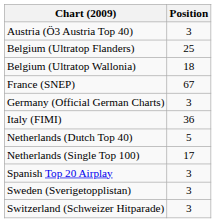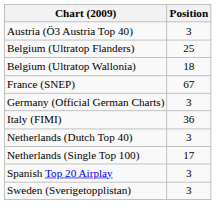(189, 137) 5 -> (189, 137) 3
- row: (86, 208)
